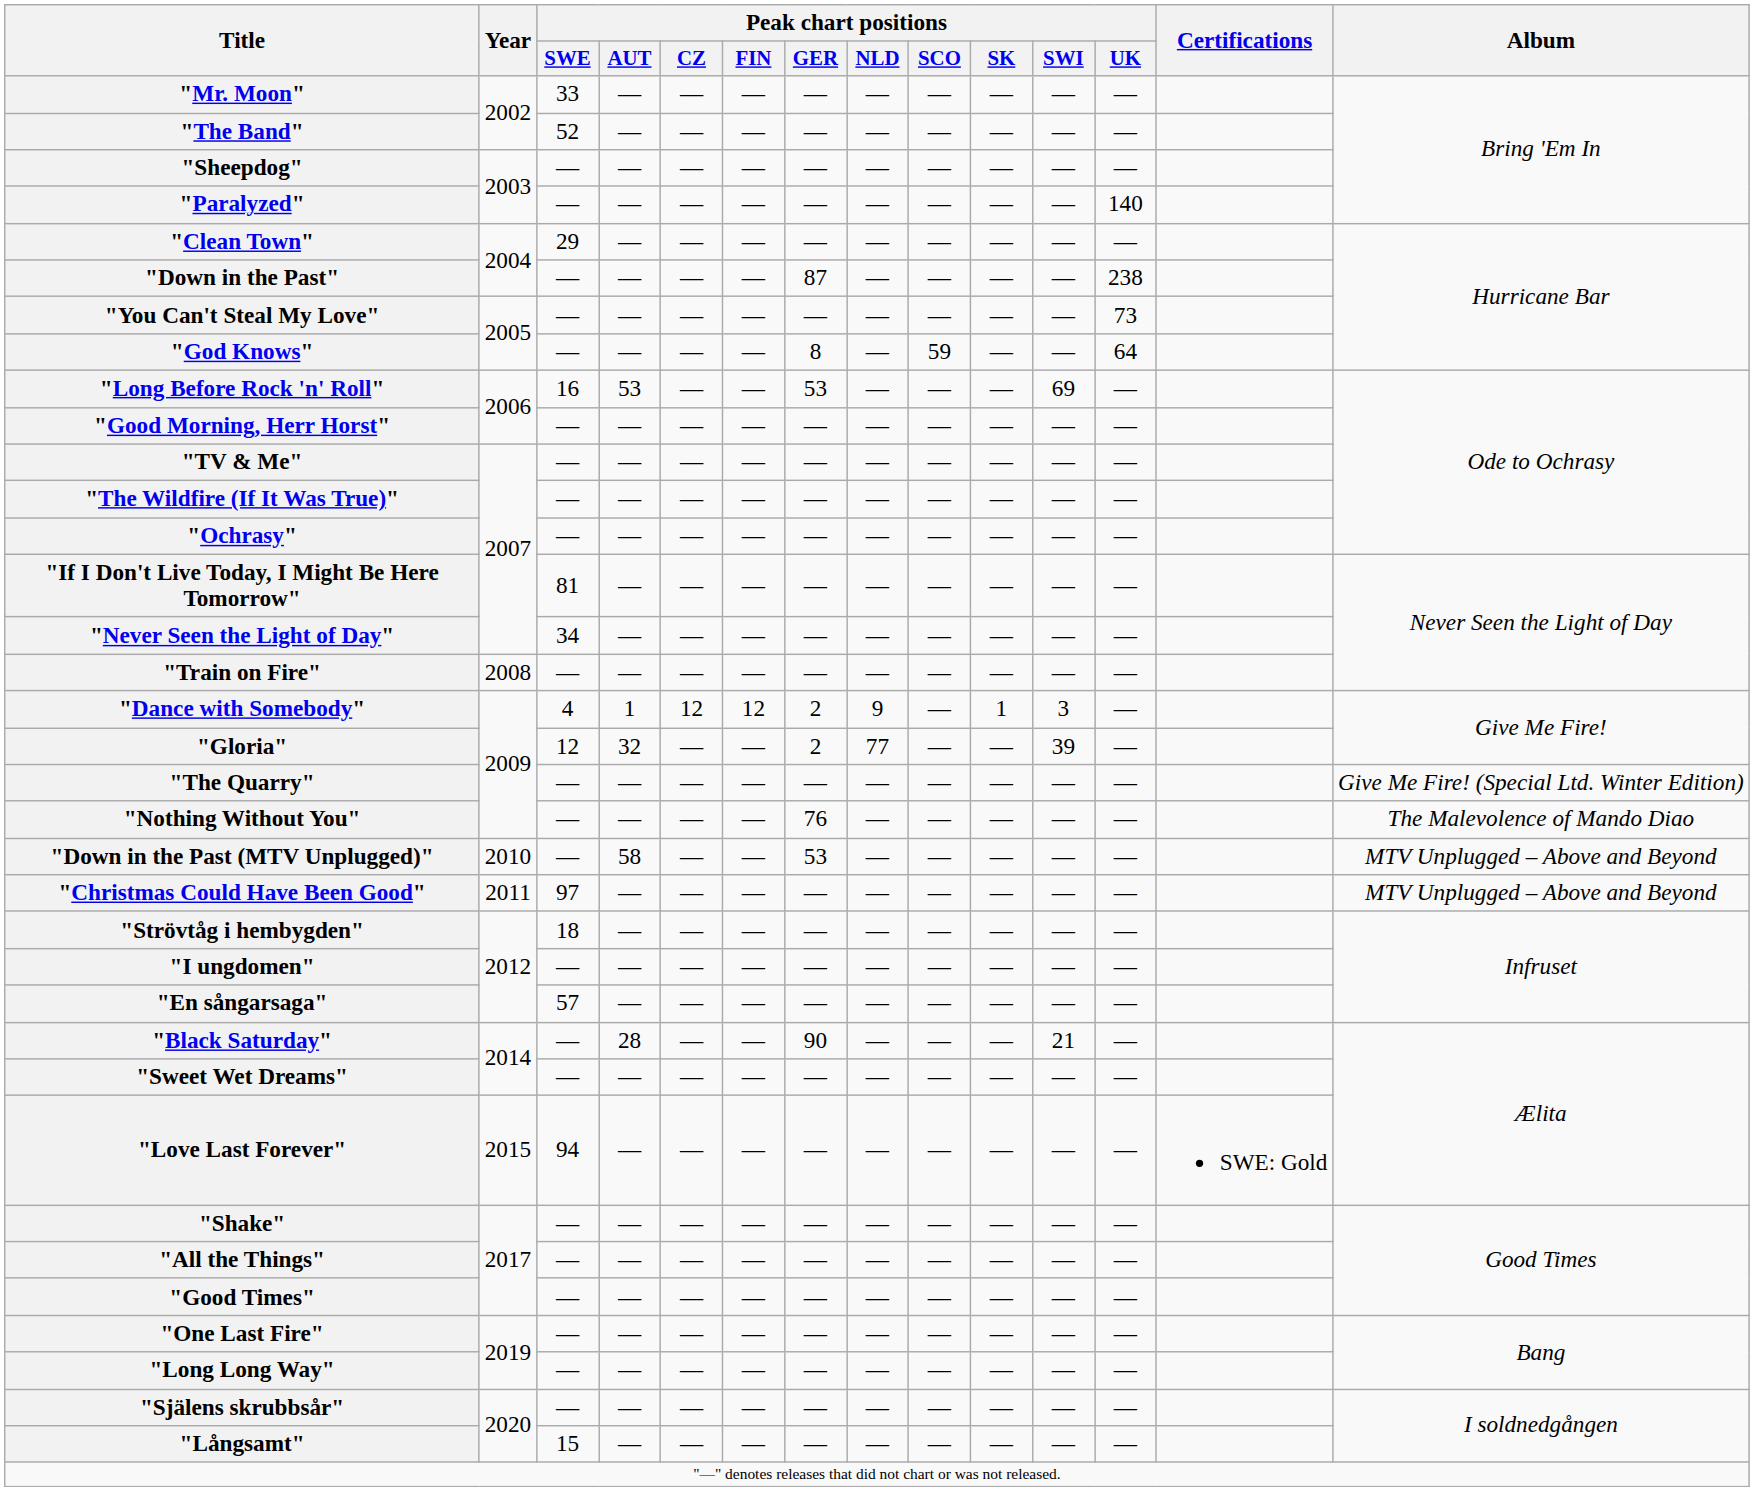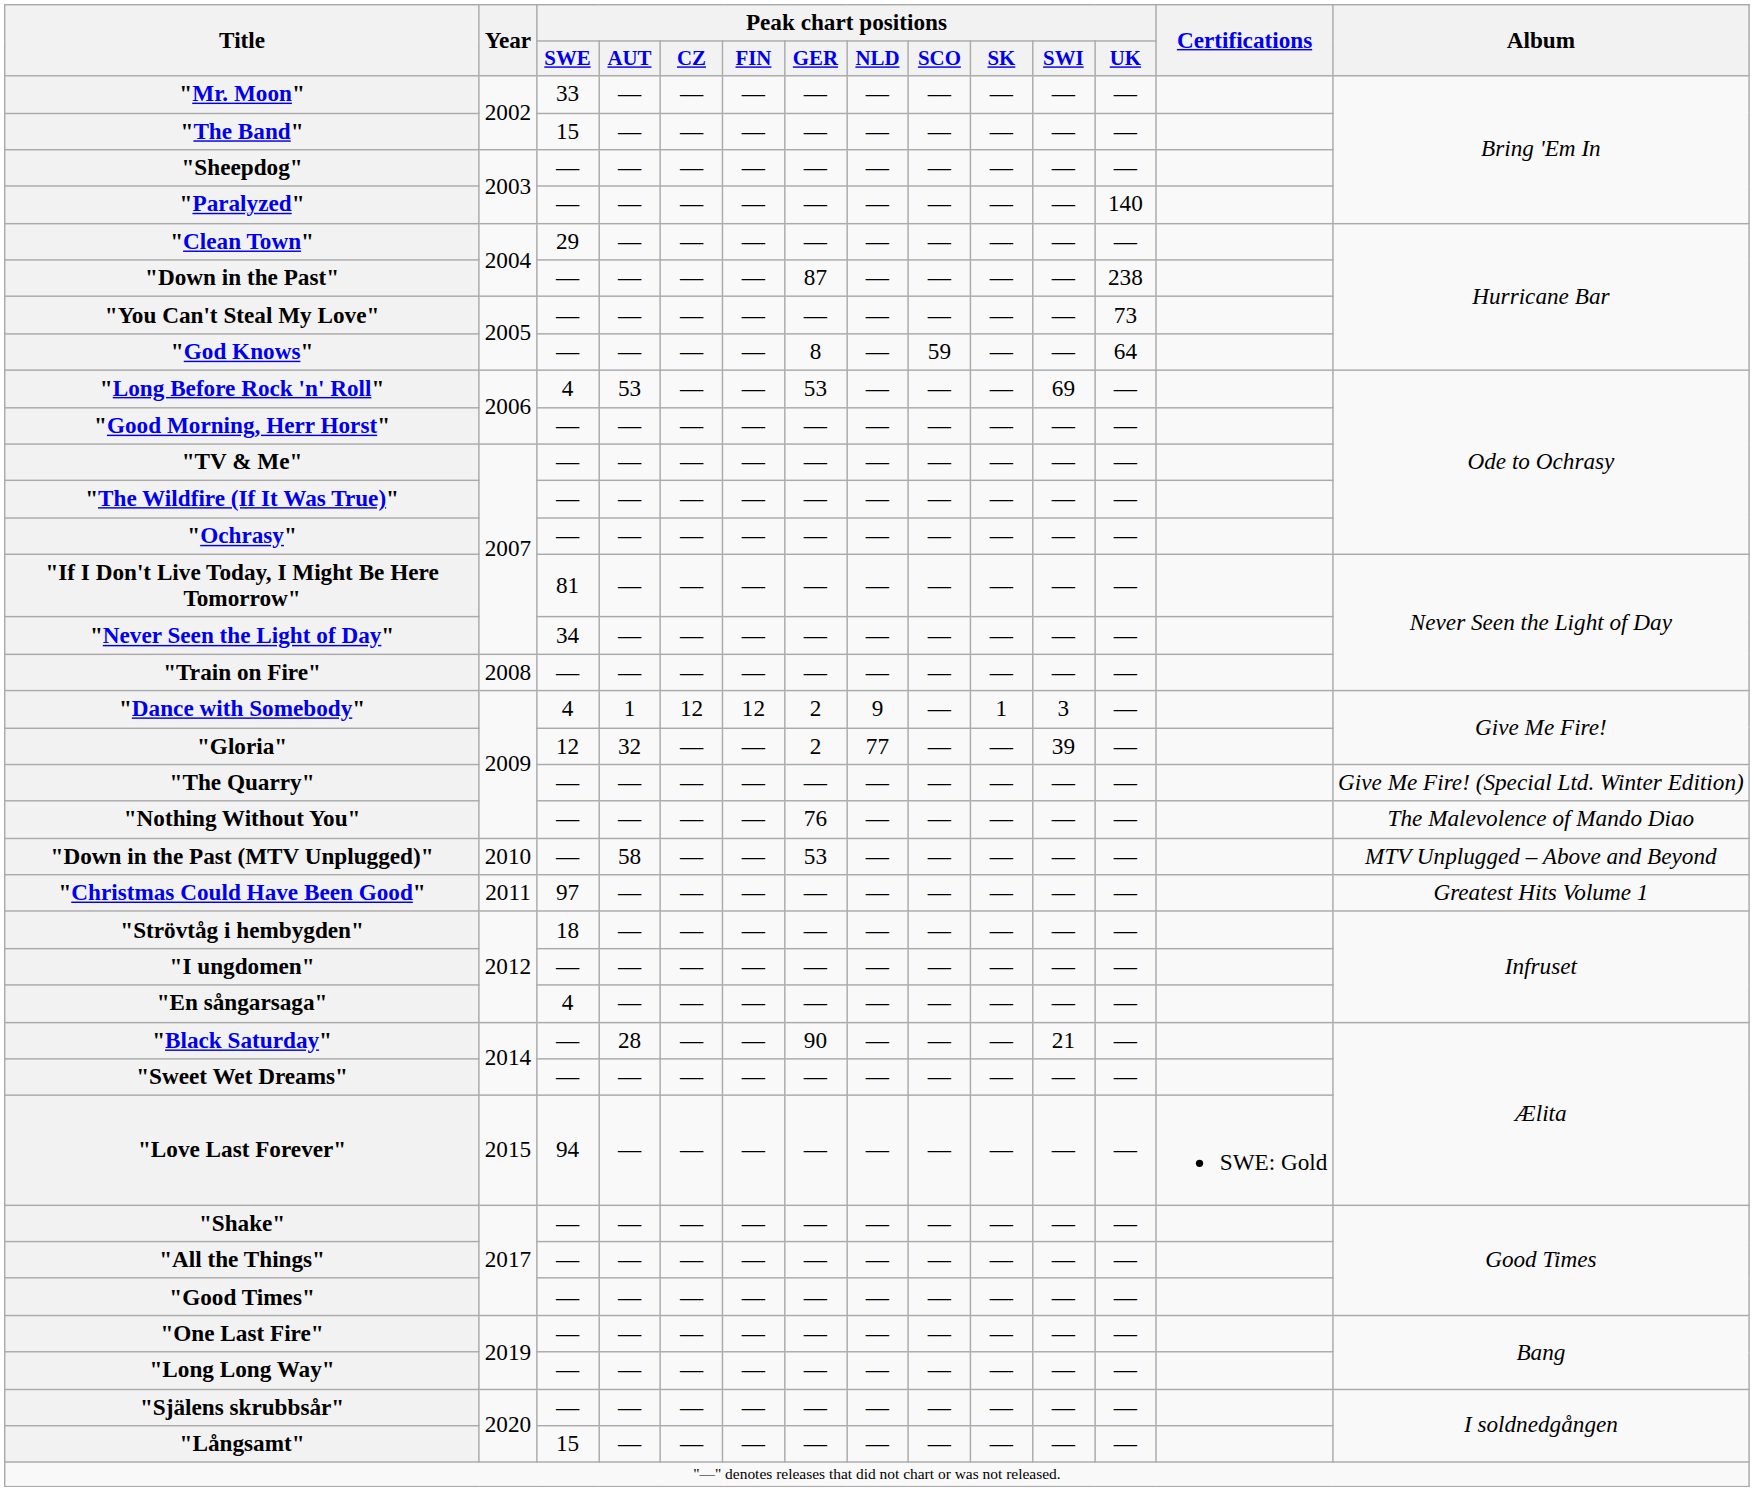(568, 130) 52 -> (568, 130) 15
(568, 388) 16 -> (568, 388) 4
(1541, 892) MTV Unplugged – Above and Beyond -> (1541, 892) Greatest Hits Volume 1
(568, 1003) 57 -> (568, 1003) 4
